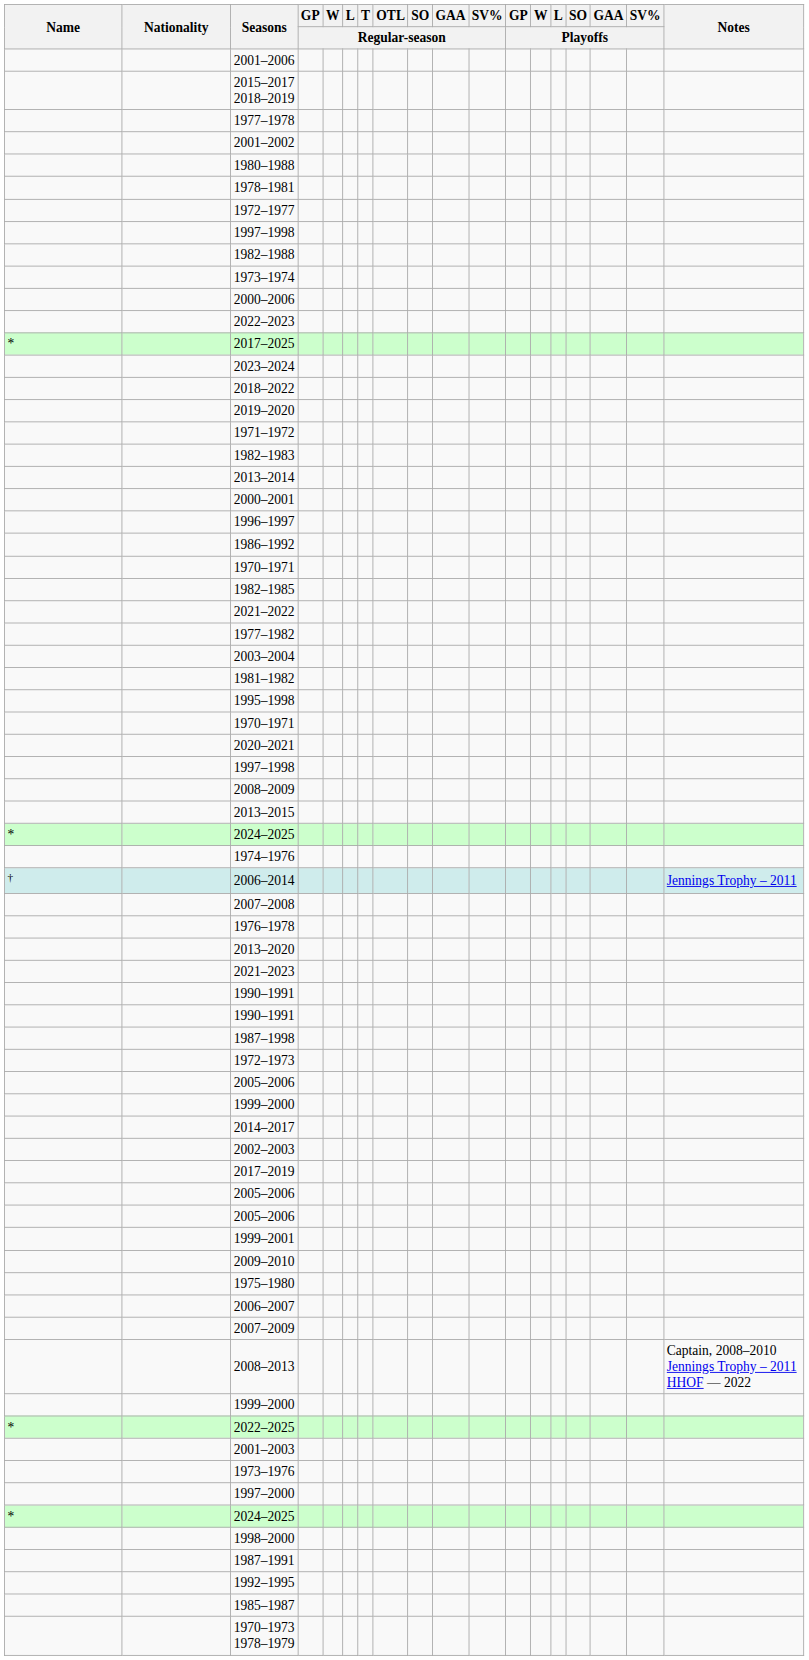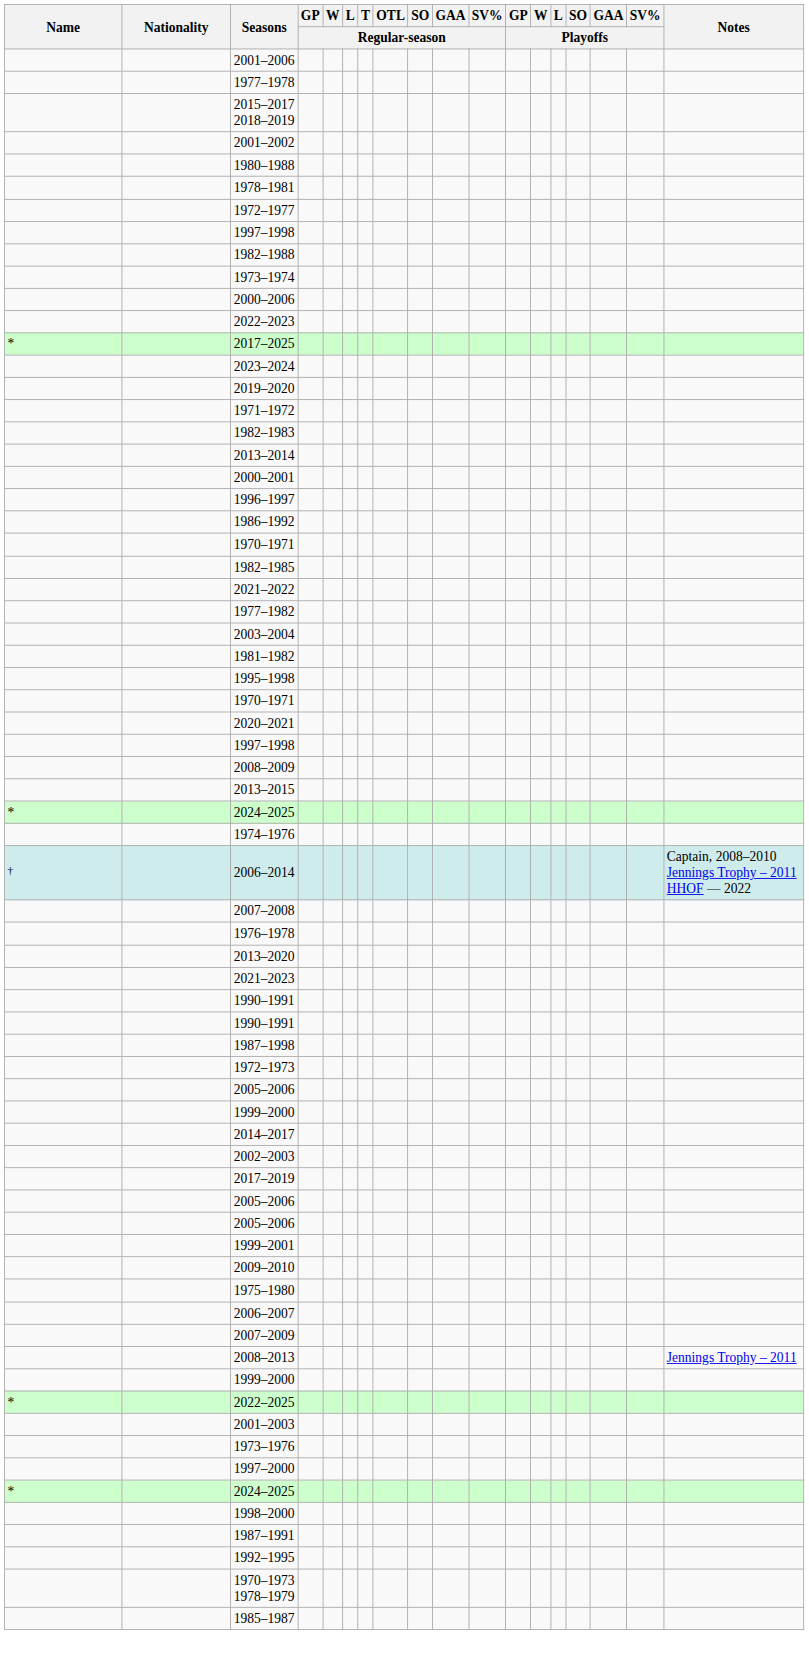rows swapped: (63, 91) <-> (63, 121)
- row: (63, 389)
(732, 880) Jennings Trophy – 2011 -> (732, 873) Captain, 2008–2010 Jennings Trophy – 2011 HHOF — 2022
(732, 1366) Captain, 2008–2010 Jennings Trophy – 2011 HHOF — 2022 -> (732, 1357) Jennings Trophy – 2011
rows swapped: (63, 1636) <-> (63, 1606)
